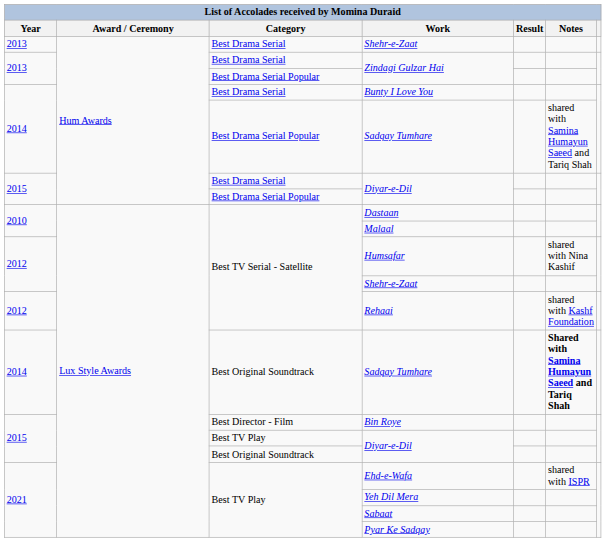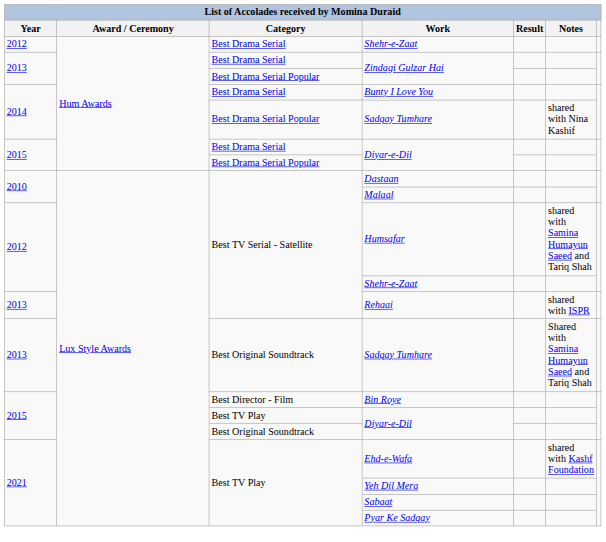(17, 44) 2013 -> (17, 44) 2012
(570, 136) shared with Samina Humayun Saeed and Tariq Shah -> (568, 119) shared with Nina Kashif
(568, 256) shared with Nina Kashif -> (570, 239) shared with Samina Humayun Saeed and Tariq Shah
(17, 311) 2012 -> (17, 305) 2013
(571, 311) shared with Kashf Foundation -> (569, 305) shared with ISPR
(17, 372) 2014 -> (17, 355) 2013
(570, 372) bold -> (570, 355) normal
(569, 476) shared with ISPR -> (571, 459) shared with Kashf Foundation
